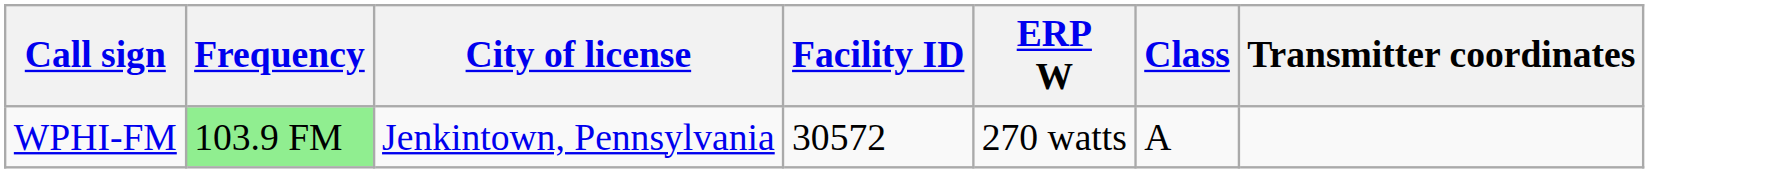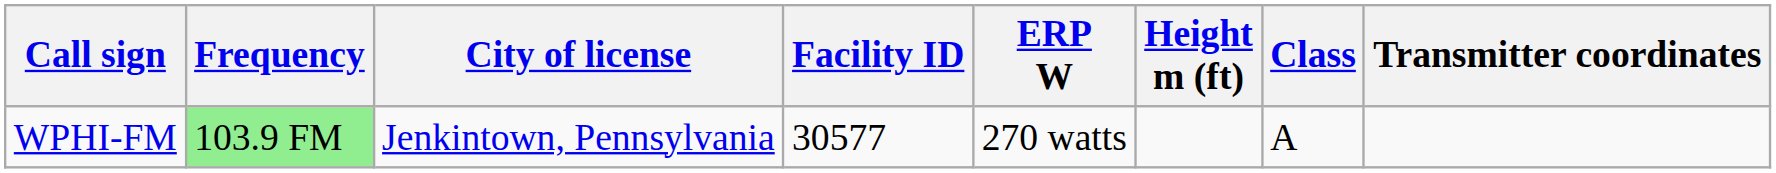+ column: (1199, 55)
(839, 136) 30572 -> (839, 136) 30577
